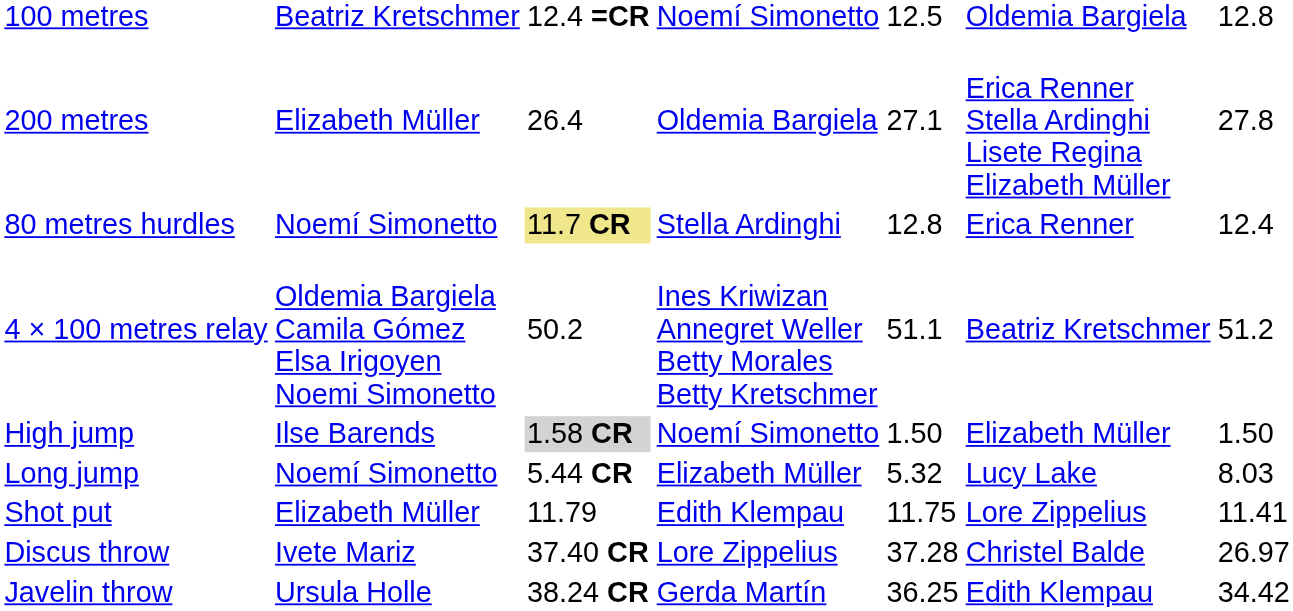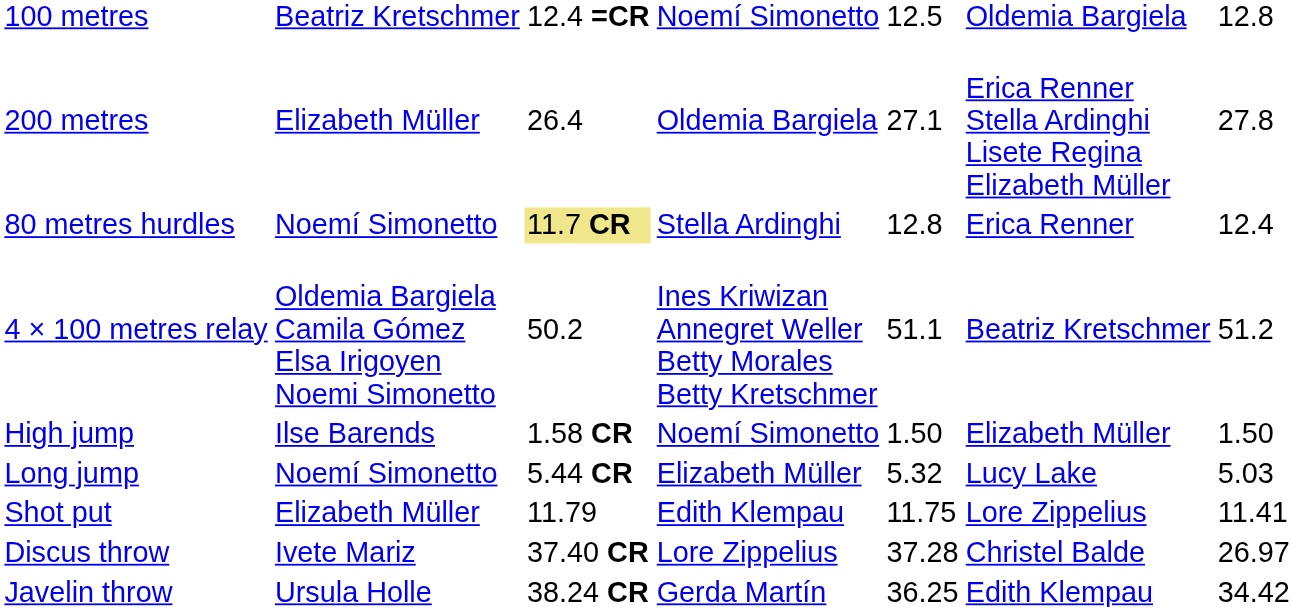(580, 433) lightgrey background -> (580, 433) no background
(1246, 473) 8.03 -> (1246, 473) 5.03
